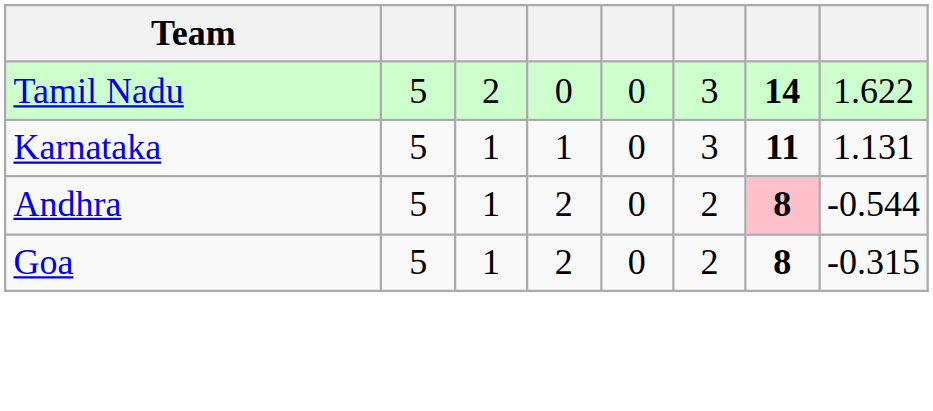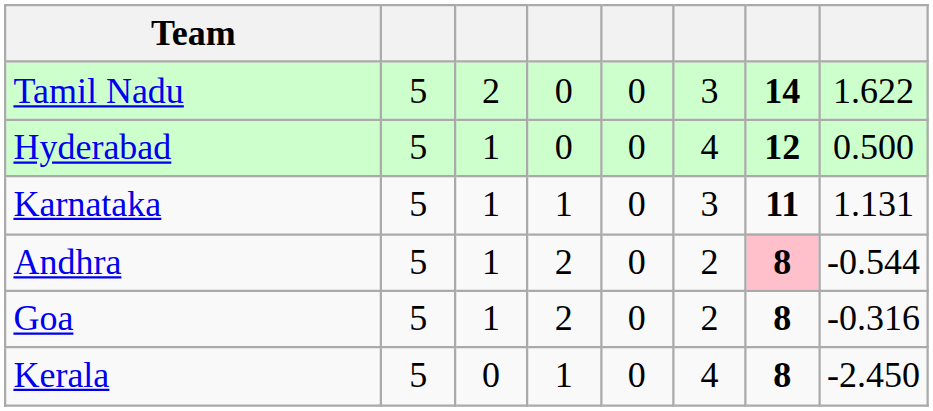+ row: (92, 147)
(874, 261) -0.315 -> (874, 318) -0.316
+ row: (61, 375)
